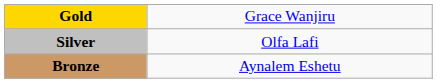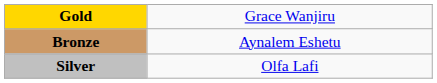rows swapped: (76, 41) <-> (76, 66)
